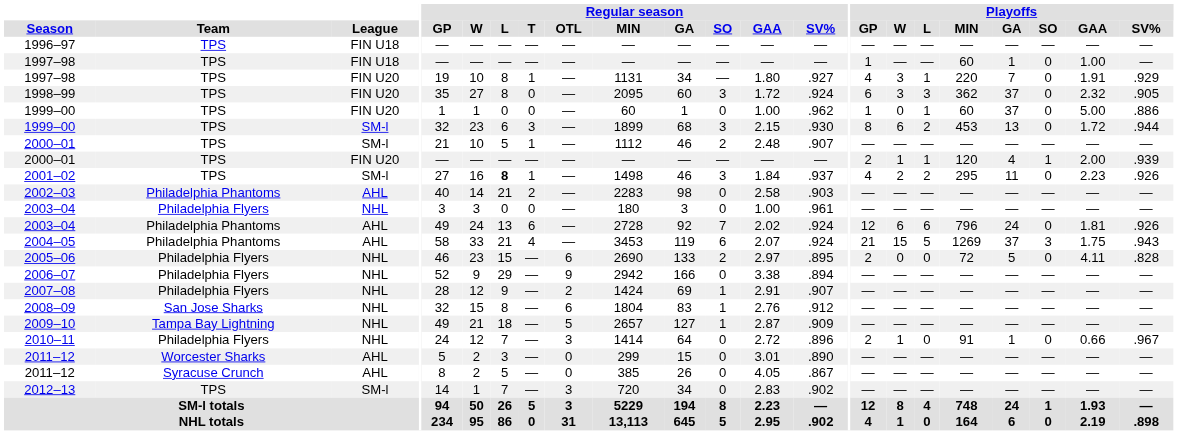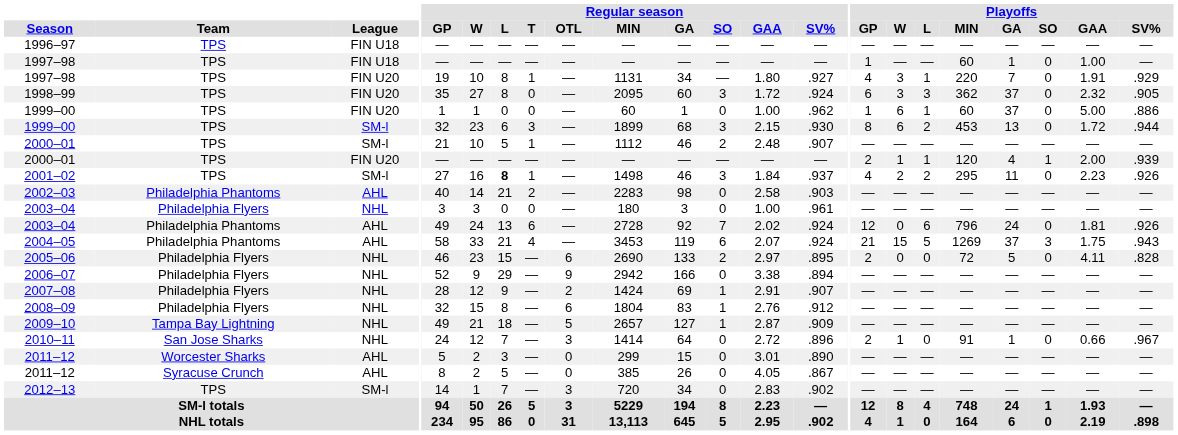(900, 110) 0 -> (900, 110) 6
(900, 225) 6 -> (900, 225) 0
(213, 307) San Jose Sharks -> (213, 307) Philadelphia Flyers
(213, 340) Philadelphia Flyers -> (213, 340) San Jose Sharks
